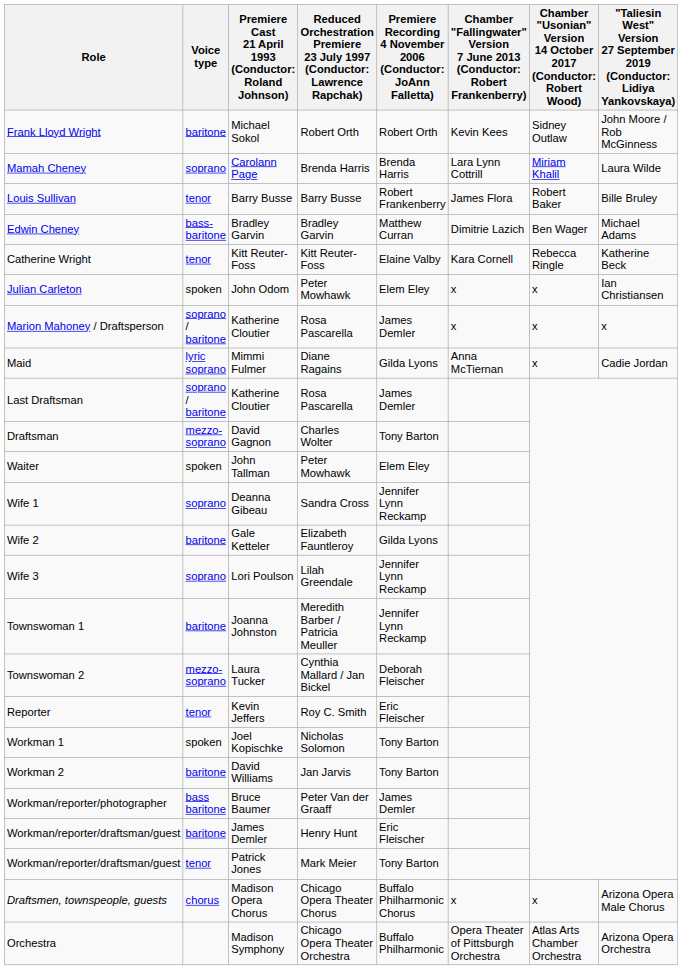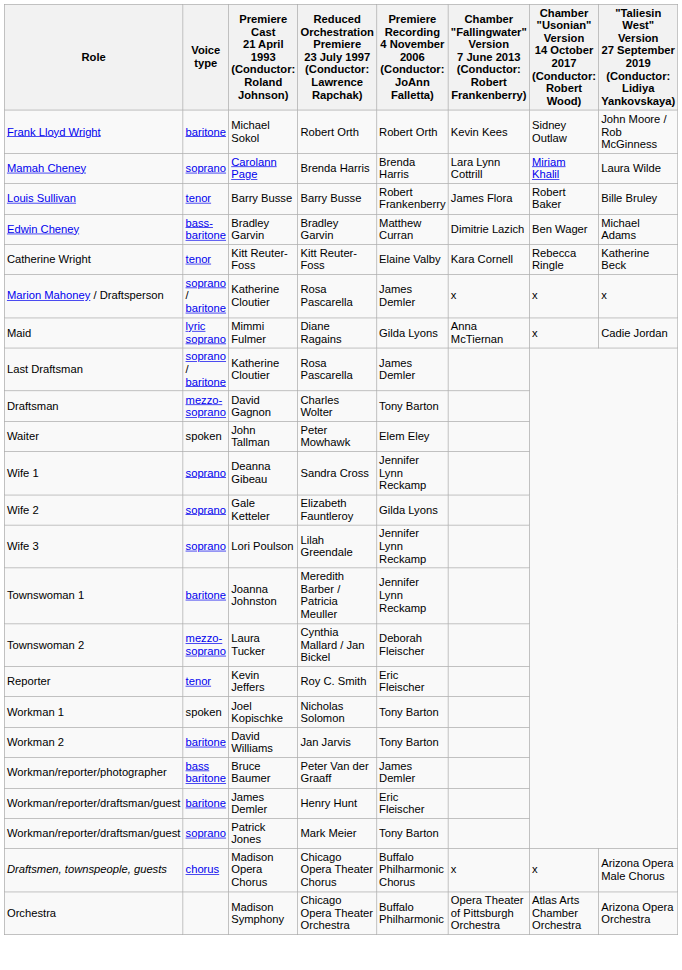- row: (44, 290)
(206, 540) baritone -> (206, 510) soprano
(198, 864) tenor -> (206, 833) soprano
